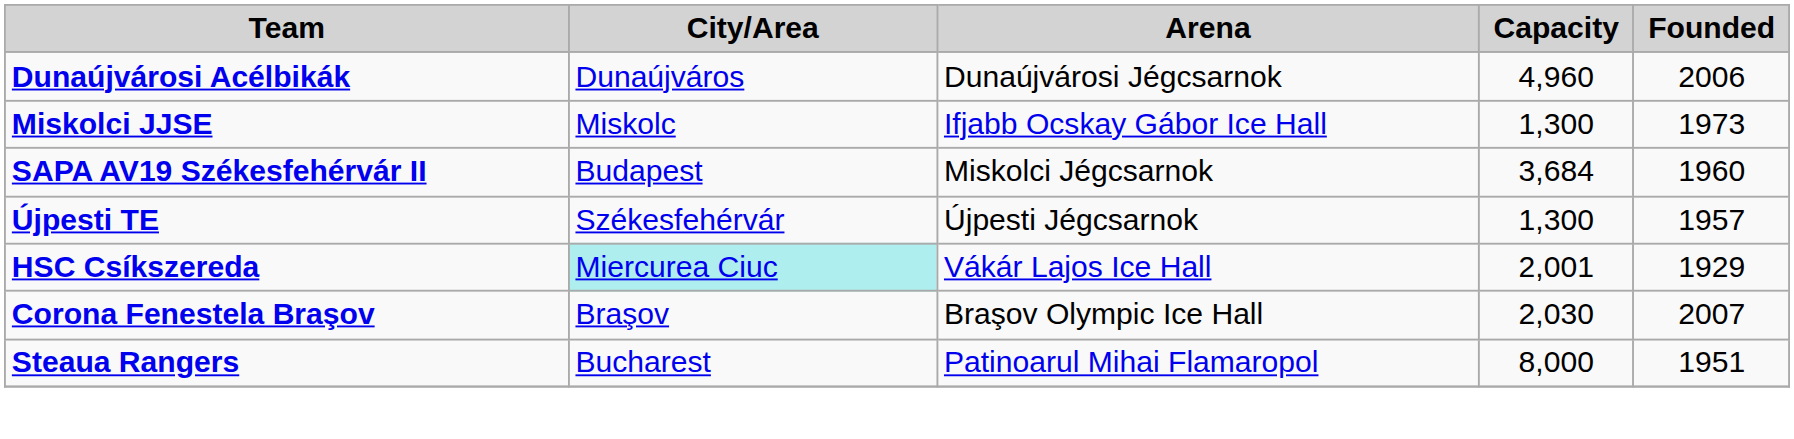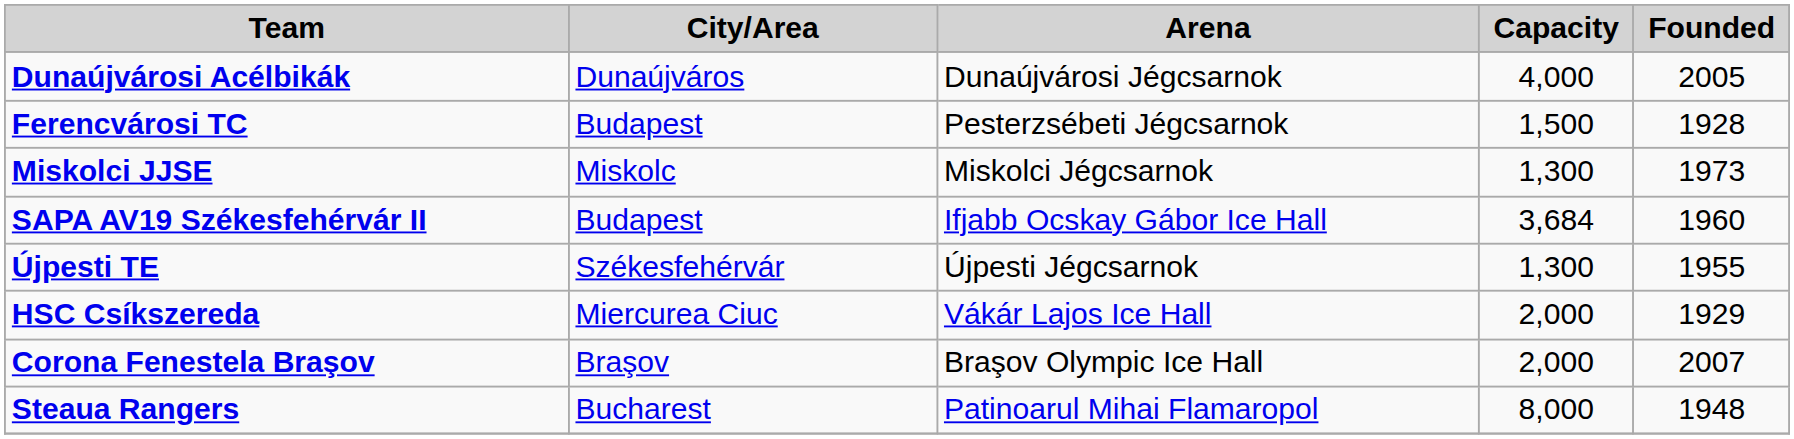(1556, 76) 4,960 -> (1556, 76) 4,000
(1712, 76) 2006 -> (1712, 76) 2005
+ row: (130, 123)
(1135, 123) Ifjabb Ocskay Gábor Ice Hall -> (1079, 171) Miskolci Jégcsarnok
(1079, 171) Miskolci Jégcsarnok -> (1135, 219) Ifjabb Ocskay Gábor Ice Hall
(1712, 219) 1957 -> (1712, 266) 1955
(677, 266) paleturquoise background -> (677, 314) no background
(1556, 266) 2,001 -> (1556, 314) 2,000
(1556, 314) 2,030 -> (1556, 362) 2,000
(1712, 362) 1951 -> (1712, 409) 1948
